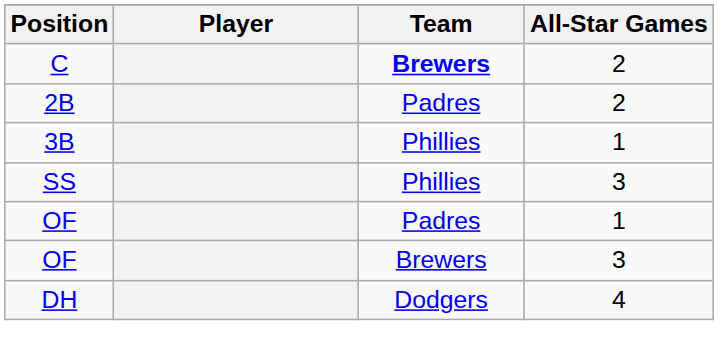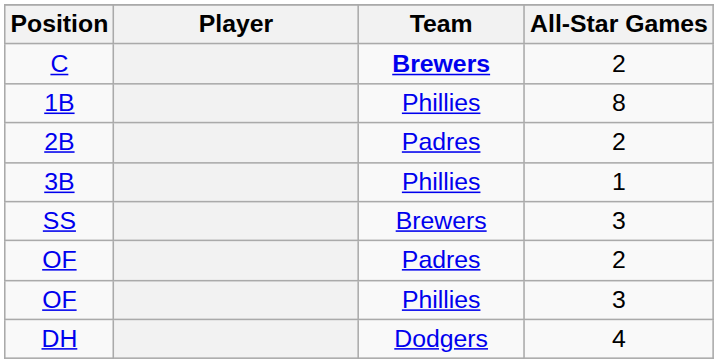+ row: (59, 102)
(441, 181) Phillies -> (441, 220) Brewers
- row: (59, 220)
+ row: (59, 260)
(441, 260) Brewers -> (441, 299) Phillies
